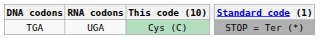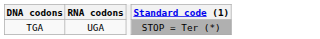- column: (168, 12)
